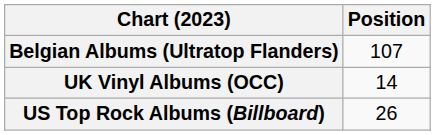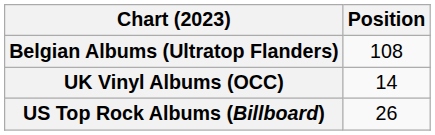(387, 51) 107 -> (387, 51) 108
